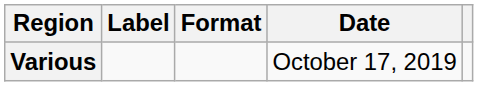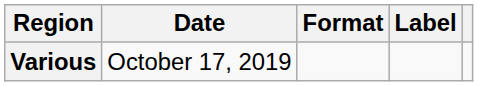columns swapped: (365, 23) <-> (139, 23)
